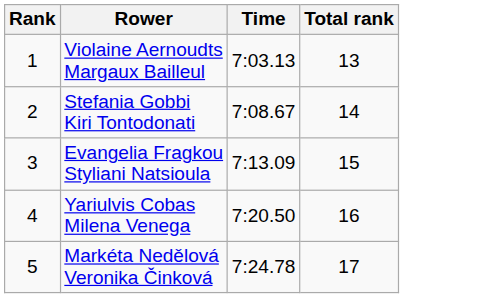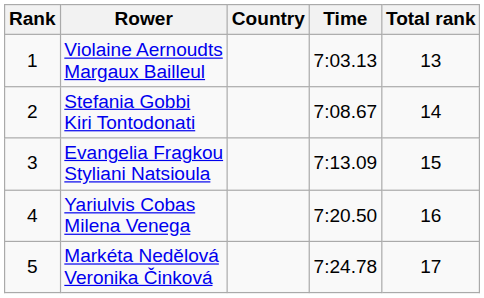+ column: (268, 19)
